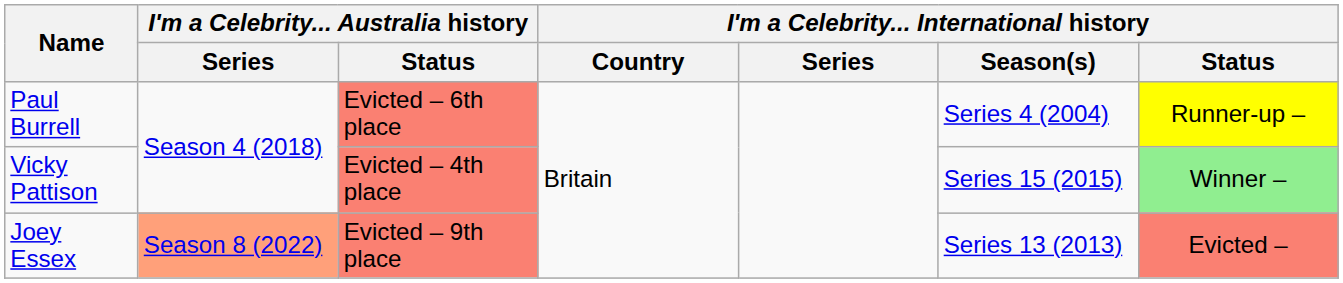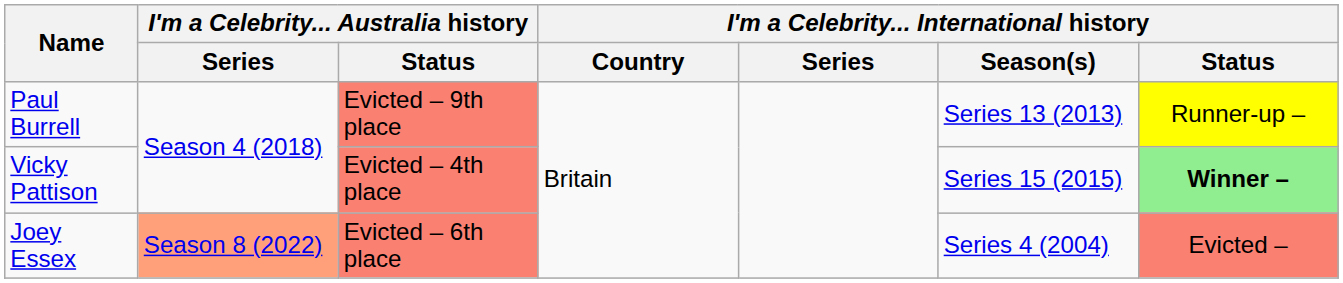(414, 113) Evicted – 6th place -> (414, 113) Evicted – 9th place
(1026, 113) Series 4 (2004) -> (1033, 113) Series 13 (2013)
(1238, 179) normal -> (1238, 179) bold
(414, 244) Evicted – 9th place -> (414, 244) Evicted – 6th place
(1033, 244) Series 13 (2013) -> (1026, 244) Series 4 (2004)
